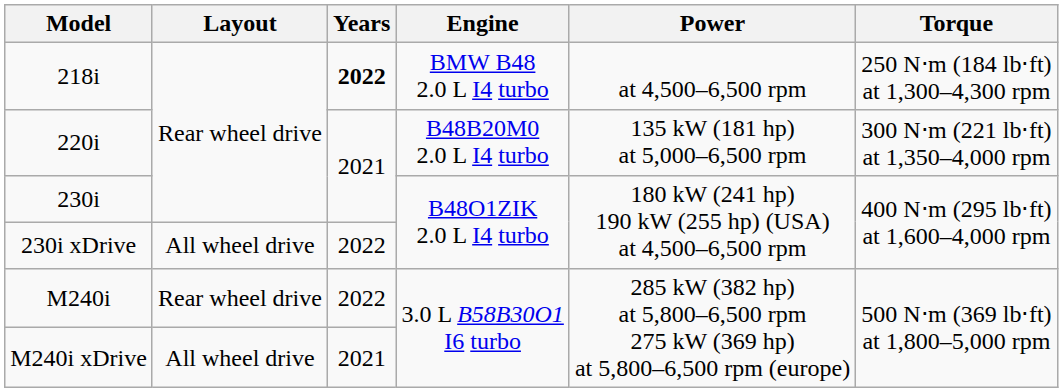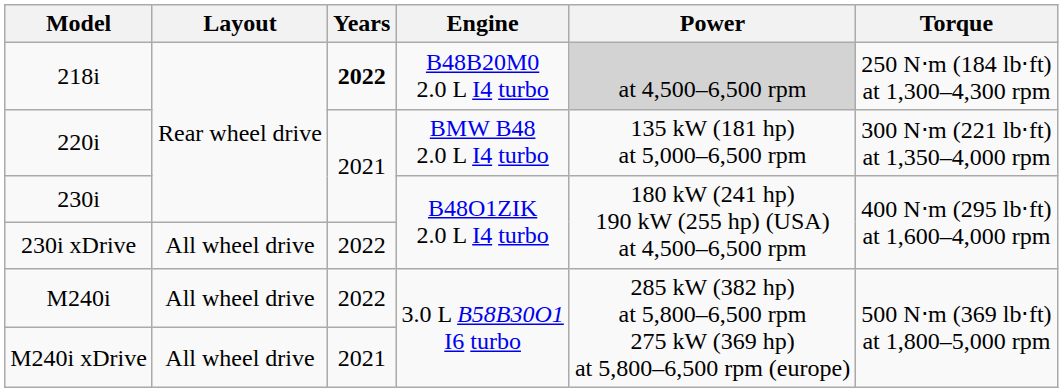(483, 75) BMW B48 2.0 L I4 turbo -> (483, 75) B48B20M0 2.0 L I4 turbo
(713, 89) no background -> (713, 89) lightgrey background
(483, 142) B48B20M0 2.0 L I4 turbo -> (483, 142) BMW B48 2.0 L I4 turbo
(240, 297) Rear wheel drive -> (240, 297) All wheel drive
